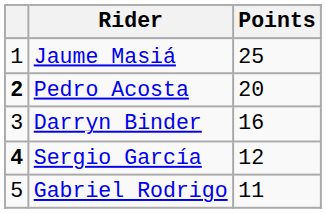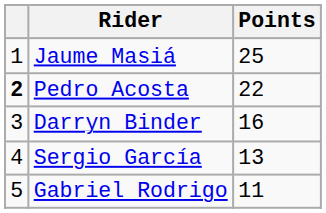(251, 90) 20 -> (251, 90) 22
(17, 158) bold -> (17, 158) normal
(251, 158) 12 -> (251, 158) 13
